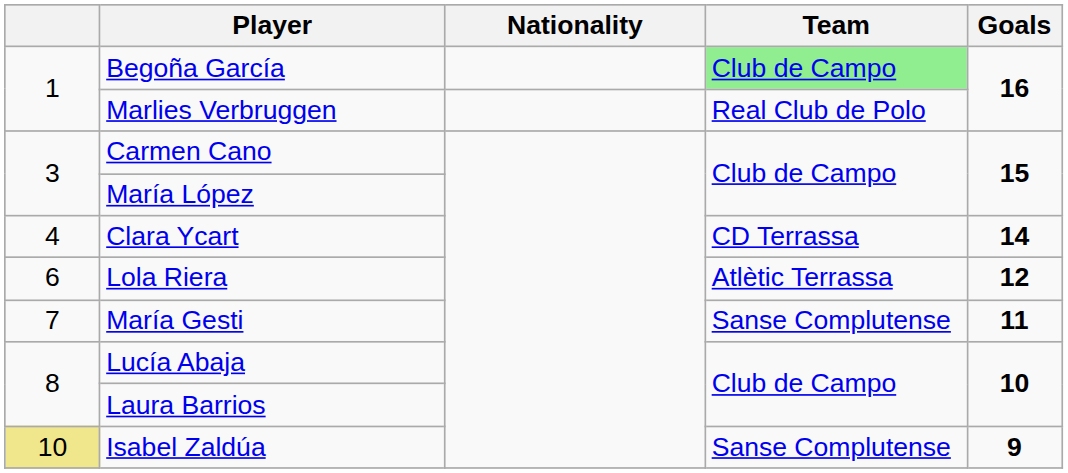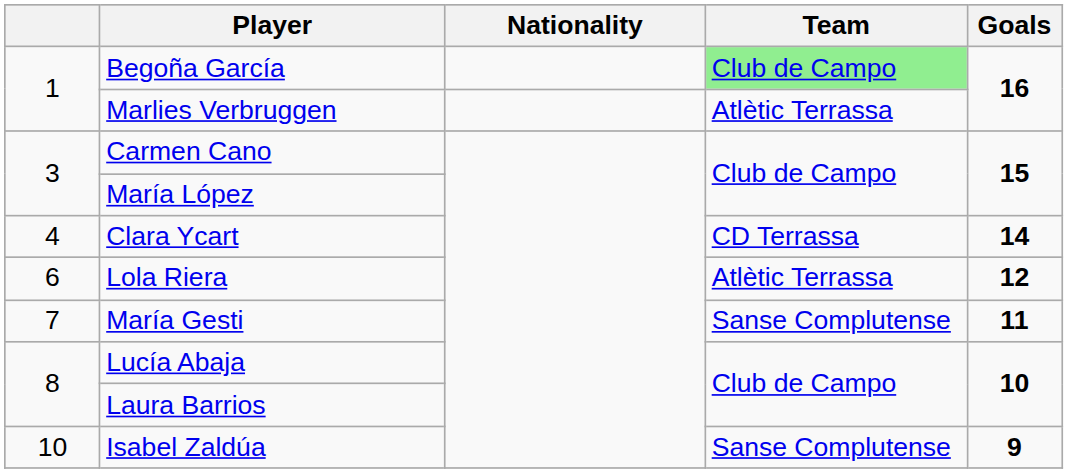(819, 109) Real Club de Polo -> (802, 109) Atlètic Terrassa
(52, 446) khaki background -> (52, 446) no background
